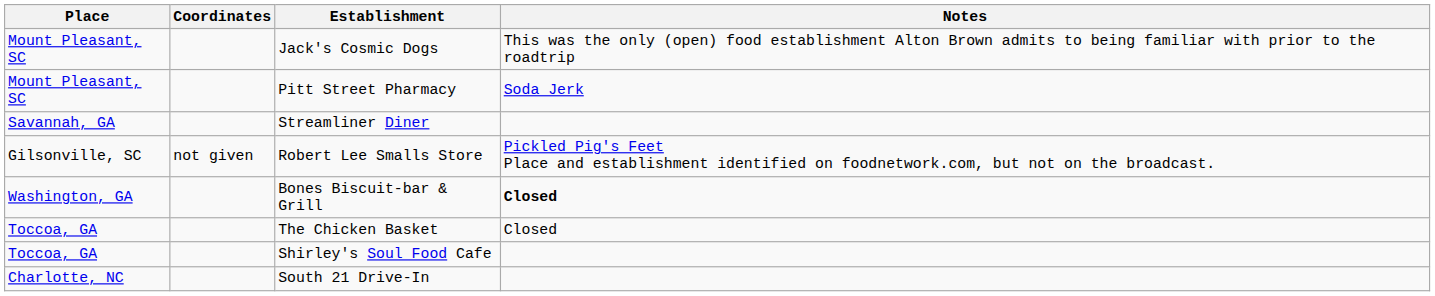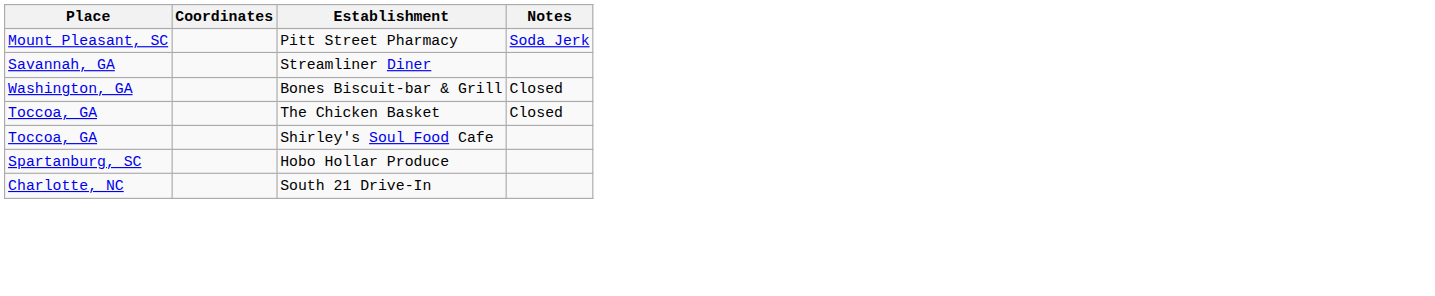- row: (358, 49)
- row: (380, 156)
(530, 197) bold -> (536, 89) normal
+ row: (365, 162)
